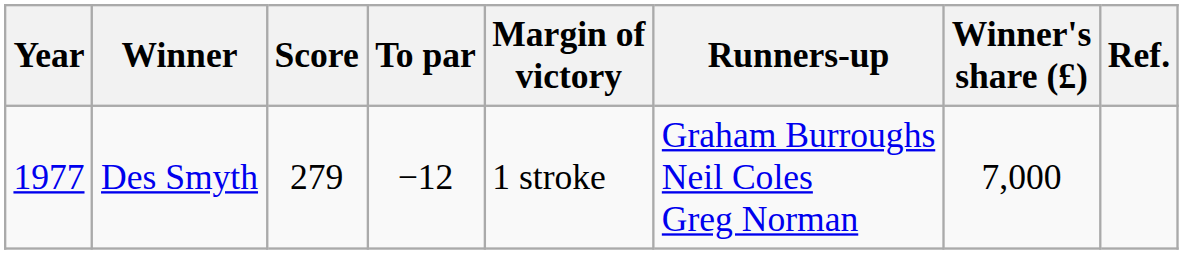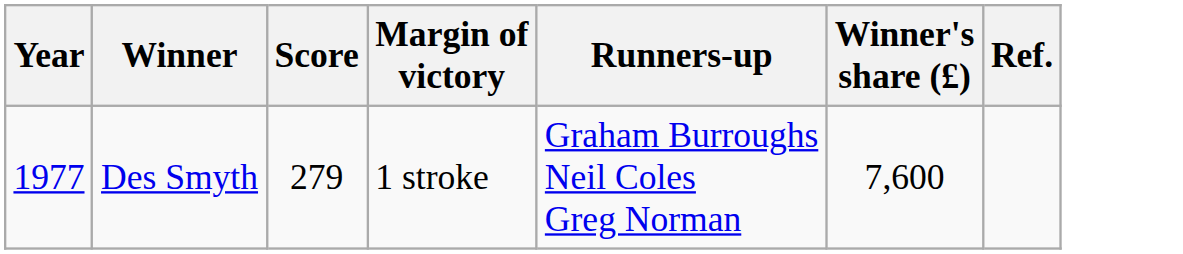- column: (426, 55)
(1022, 176) 7,000 -> (905, 176) 7,600
